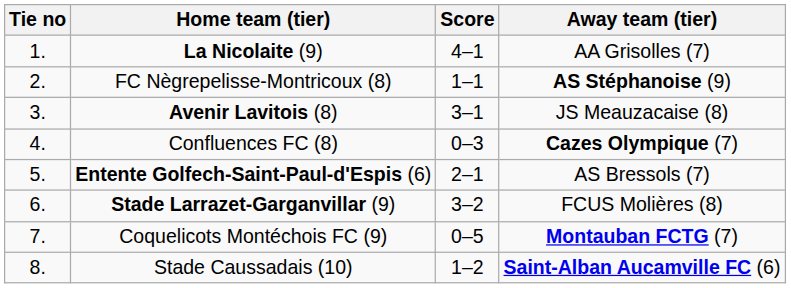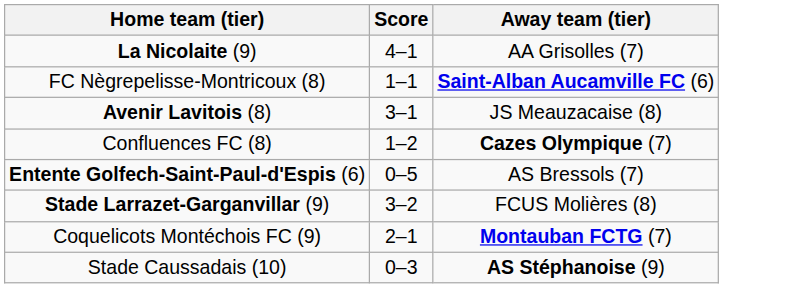- column: (38, 19)
(642, 81) AS Stéphanoise (9) -> (576, 81) Saint-Alban Aucamville FC (6)
(467, 143) 0–3 -> (401, 143) 1–2
(467, 174) 2–1 -> (401, 174) 0–5
(467, 236) 0–5 -> (401, 236) 2–1
(467, 267) 1–2 -> (401, 267) 0–3
(642, 267) Saint-Alban Aucamville FC (6) -> (576, 267) AS Stéphanoise (9)
